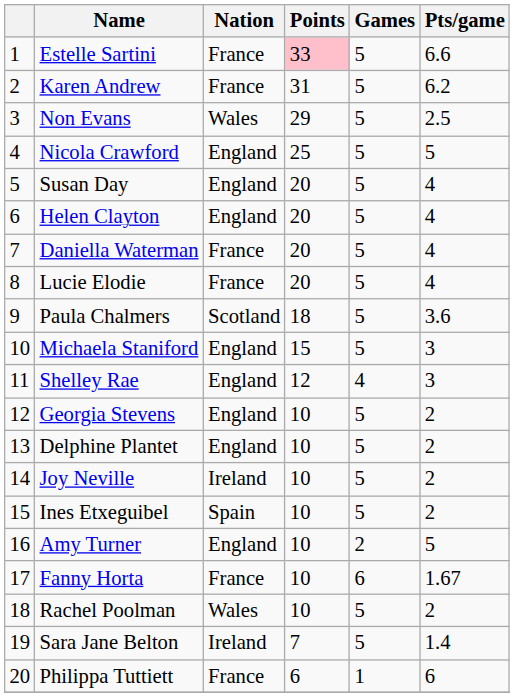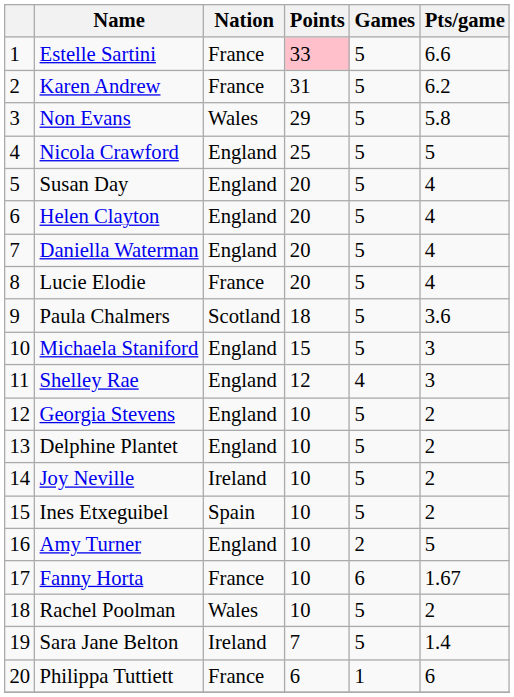(438, 119) 2.5 -> (438, 119) 5.8
(236, 250) France -> (242, 250) England
